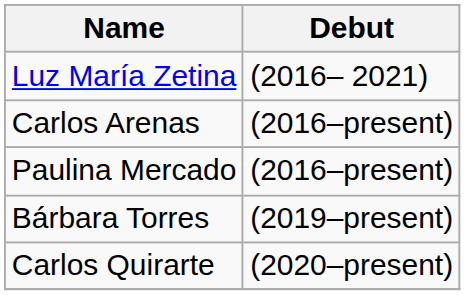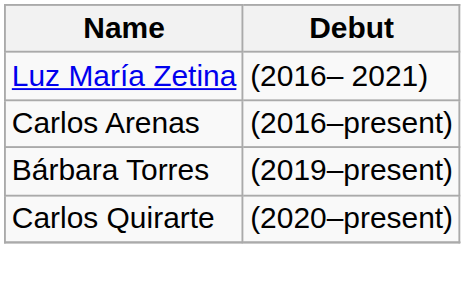- row: (124, 170)
